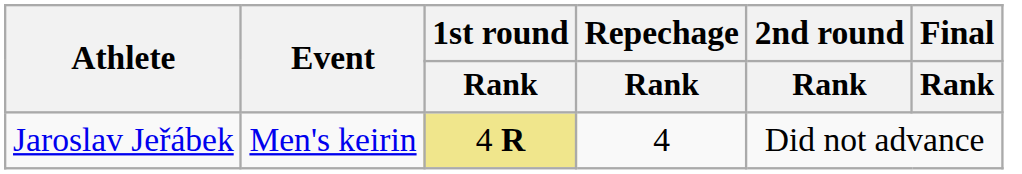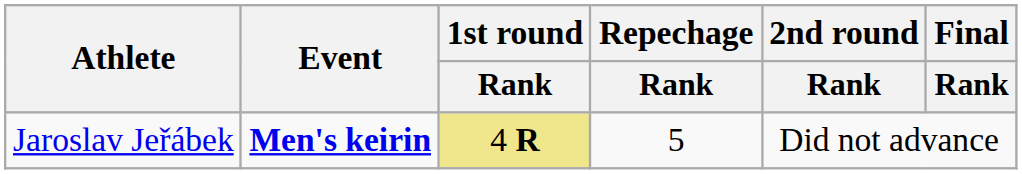(333, 140) normal -> (340, 140) bold
(662, 140) 4 -> (676, 140) 5
